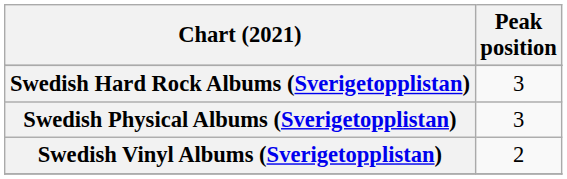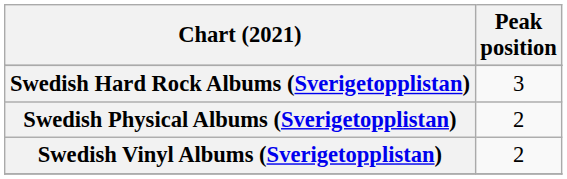(519, 119) 3 -> (519, 119) 2
